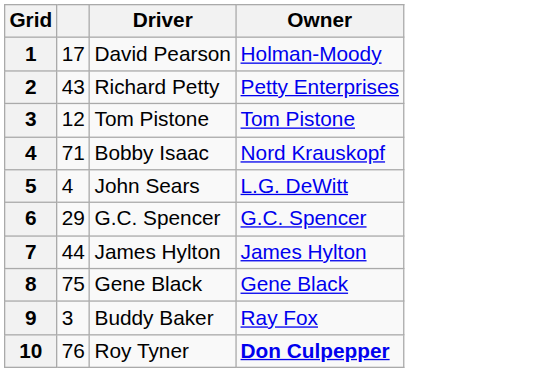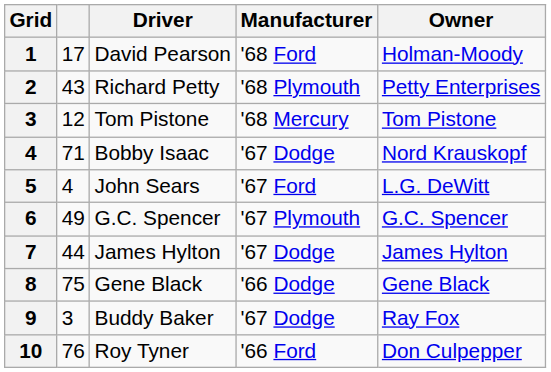+ column: (306, 20)
(73, 218) 29 -> (73, 218) 49
(315, 350) bold -> (452, 350) normal
